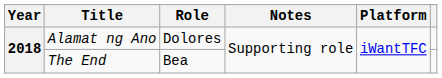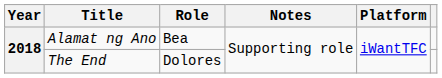(192, 39) Dolores -> (176, 39) Bea
(176, 61) Bea -> (192, 61) Dolores
